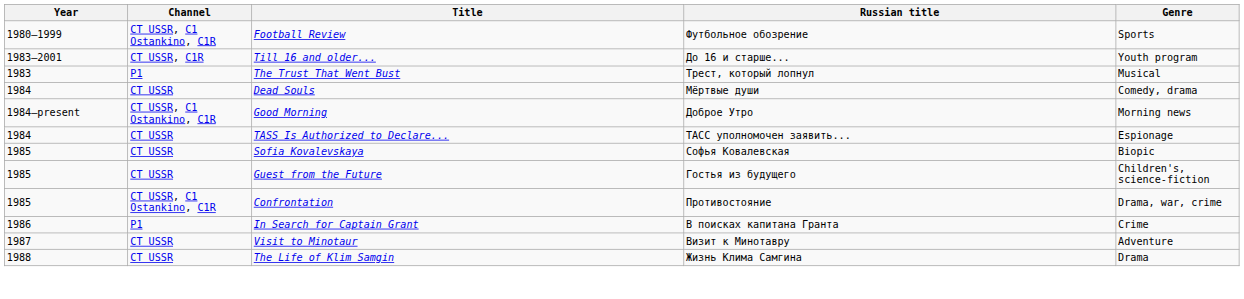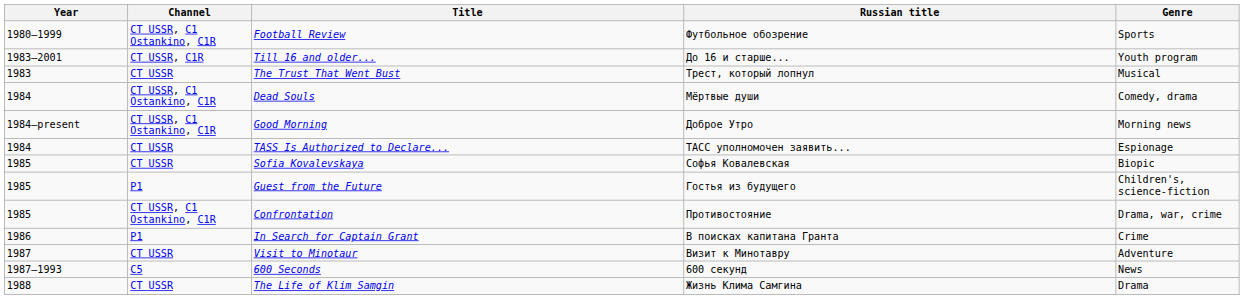(136, 74) P1 -> (152, 74) CT USSR
(152, 90) CT USSR -> (173, 96) CT USSR, C1 Ostankino, C1R
(152, 174) CT USSR -> (136, 186) P1
+ row: (287, 269)
